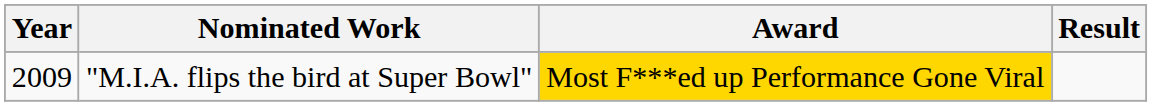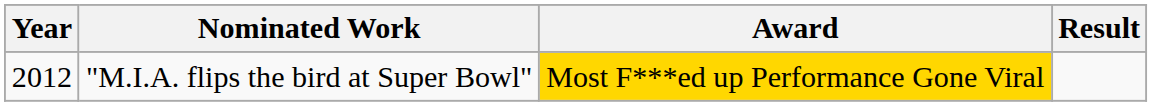(42, 76) 2009 -> (42, 76) 2012
